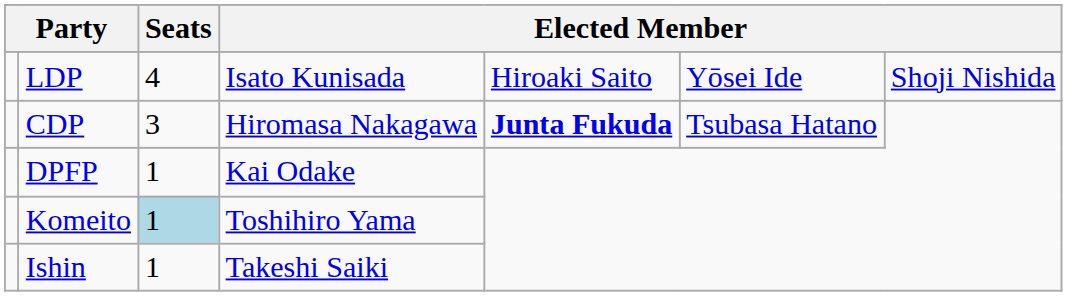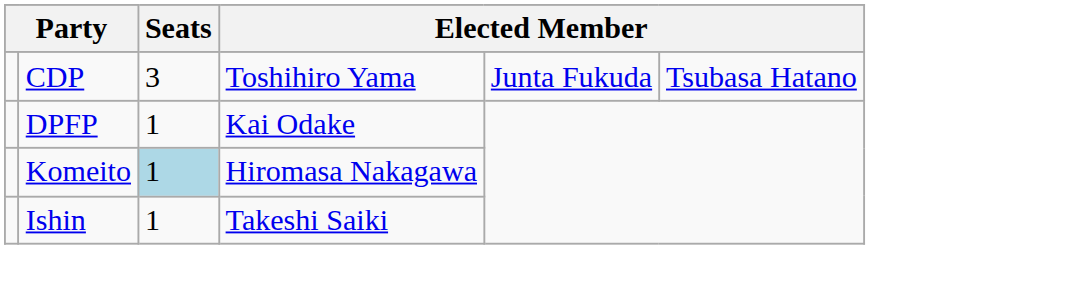- row: (54, 76)
(351, 123) Hiromasa Nakagawa -> (321, 76) Toshihiro Yama
(582, 123) bold -> (571, 76) normal
(321, 219) Toshihiro Yama -> (351, 171) Hiromasa Nakagawa
